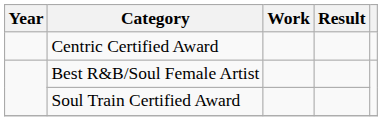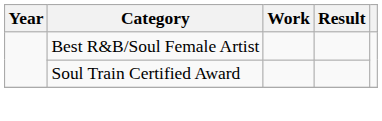- row: (135, 45)
